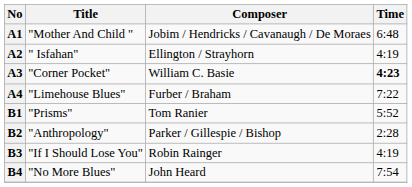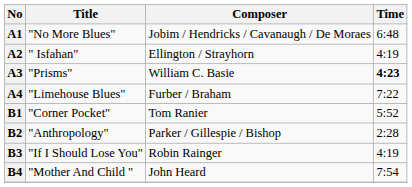(81, 34) "Mother And Child " -> (72, 34) "No More Blues"
(69, 73) "Corner Pocket" -> (50, 73) "Prisms"
(50, 113) "Prisms" -> (69, 113) "Corner Pocket"
(72, 172) "No More Blues" -> (81, 172) "Mother And Child "
